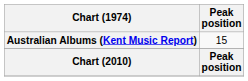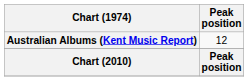(222, 40) 15 -> (222, 40) 12
